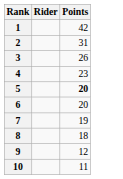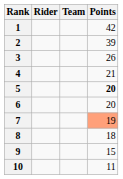+ column: (74, 12)
(83, 43) 31 -> (111, 43) 39
(83, 74) 23 -> (111, 74) 21
(83, 120) no background -> (111, 120) lightsalmon background
(83, 151) 12 -> (111, 151) 15
